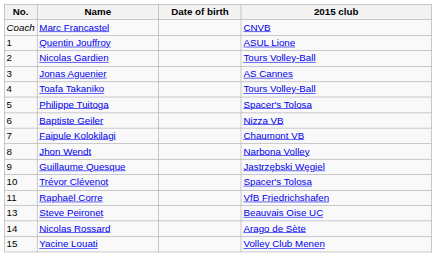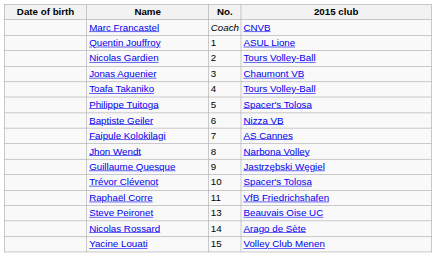columns swapped: (21, 12) <-> (200, 12)
(268, 74) AS Cannes -> (274, 74) Chaumont VB
(274, 136) Chaumont VB -> (268, 136) AS Cannes
